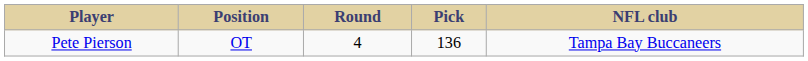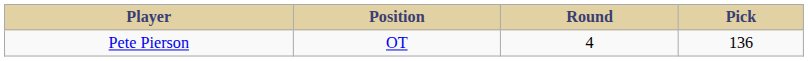- column: (645, 17)
